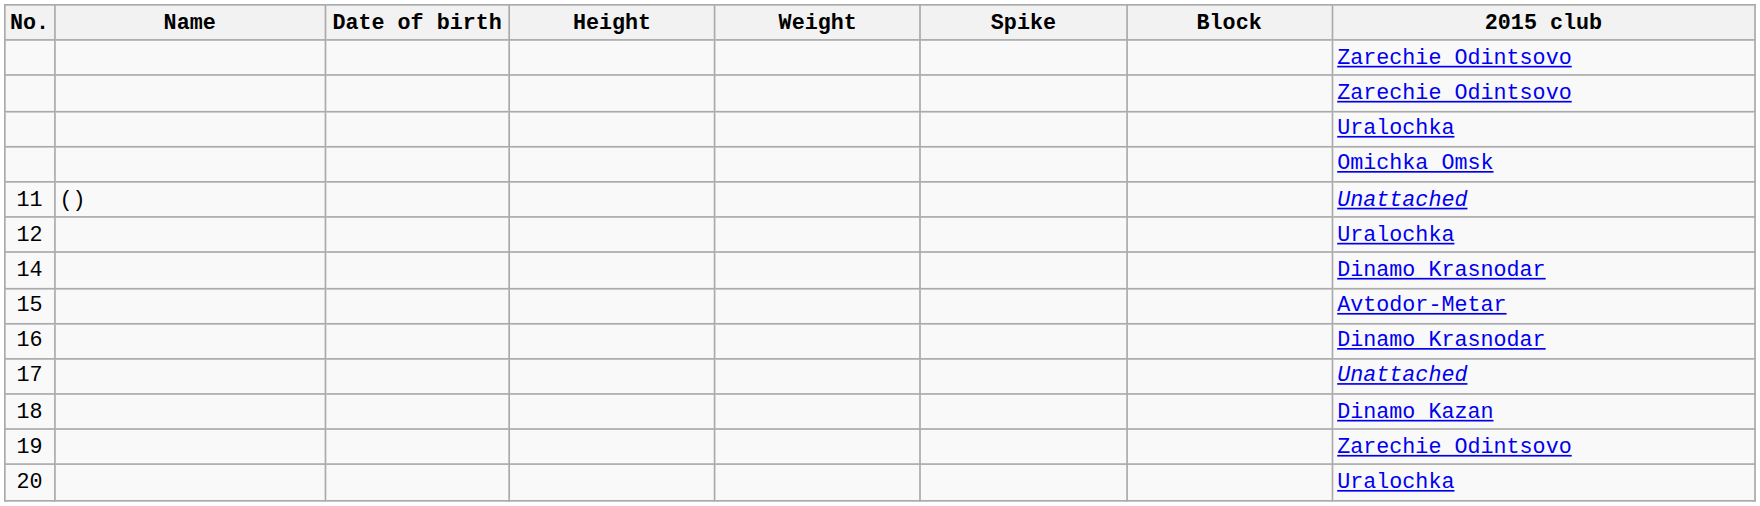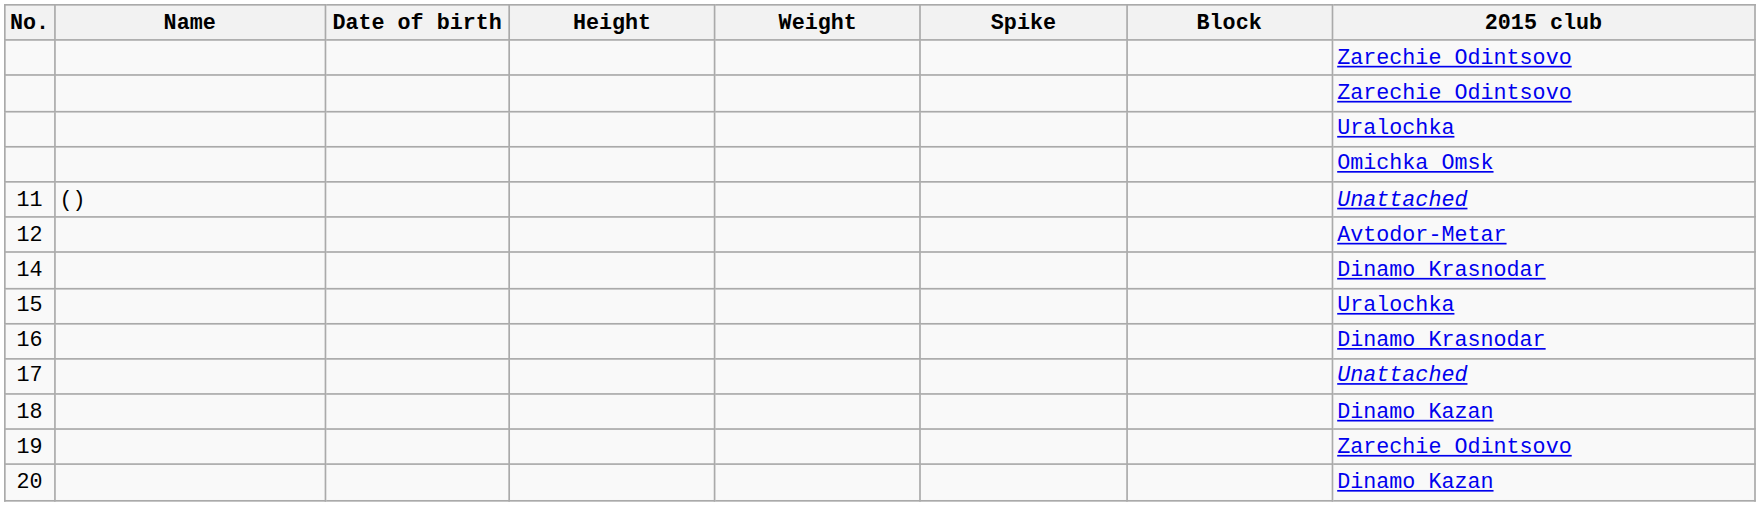(1396, 235) Uralochka -> (1422, 235) Avtodor-Metar
(1422, 306) Avtodor-Metar -> (1396, 306) Uralochka
(1396, 483) Uralochka -> (1415, 483) Dinamo Kazan
